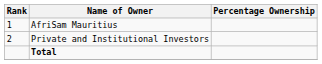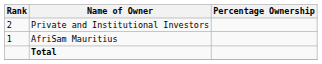rows swapped: (74, 25) <-> (120, 39)
